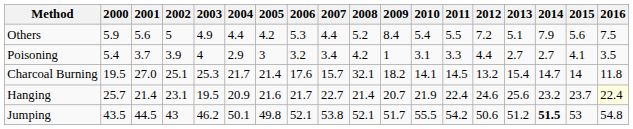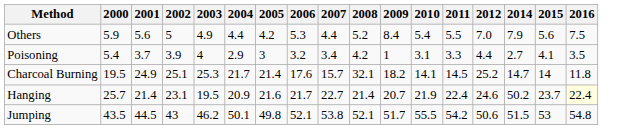- column: (520, 14)
(484, 34) 7.2 -> (484, 34) 7.0
(146, 74) 27.0 -> (146, 74) 24.9
(487, 74) 13.2 -> (487, 74) 25.2
(549, 94) 23.2 -> (518, 94) 50.2
(549, 114) bold -> (518, 114) normal
